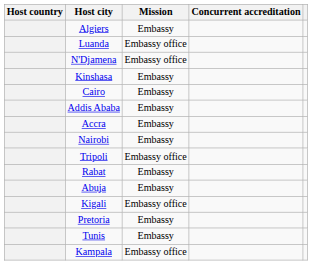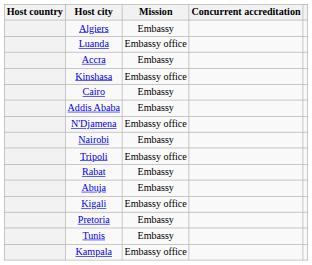rows swapped: (94, 60) <-> (94, 124)
(156, 76) Embassy -> (156, 76) Embassy office
